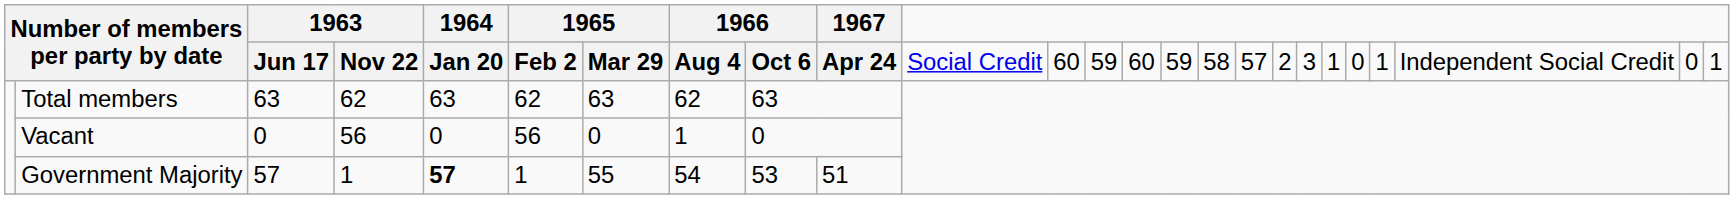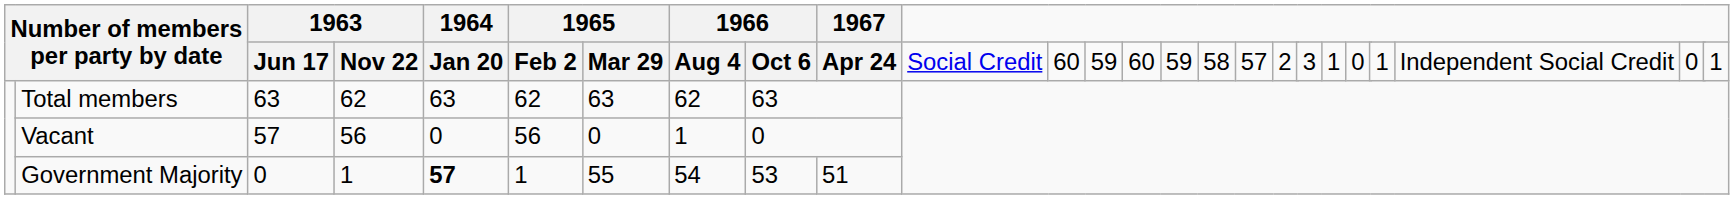(260, 136) 0 -> (267, 136) 57
(267, 174) 57 -> (260, 174) 0
